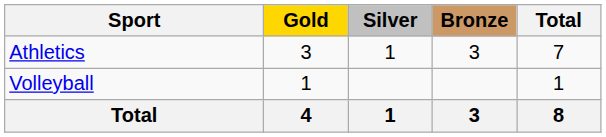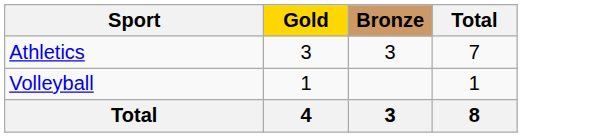- column: (390, 20)
